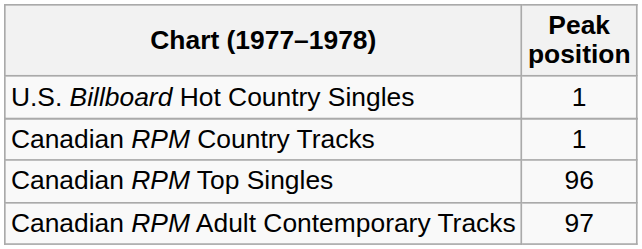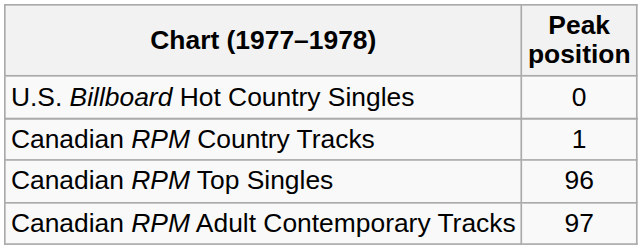(579, 97) 1 -> (579, 97) 0
